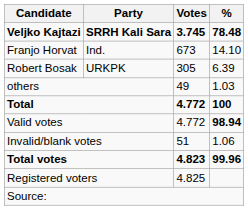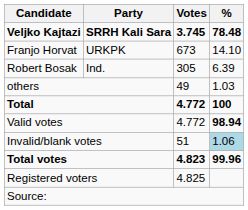(96, 50) Ind. -> (106, 50) URKPK
(106, 68) URKPK -> (96, 68) Ind.
(223, 141) no background -> (223, 141) lightblue background
